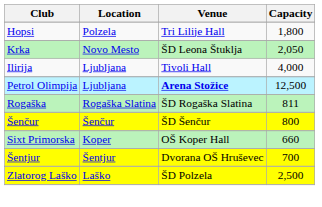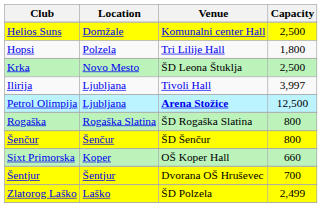+ row: (34, 31)
(291, 49) 2,050 -> (292, 67) 2,500
(291, 67) 4,000 -> (292, 85) 3,997
(291, 103) 811 -> (292, 121) 800
(291, 175) 2,500 -> (292, 193) 2,499
